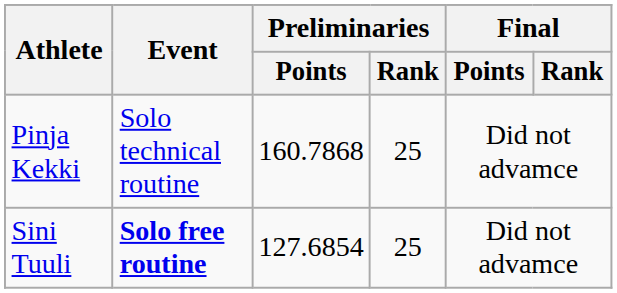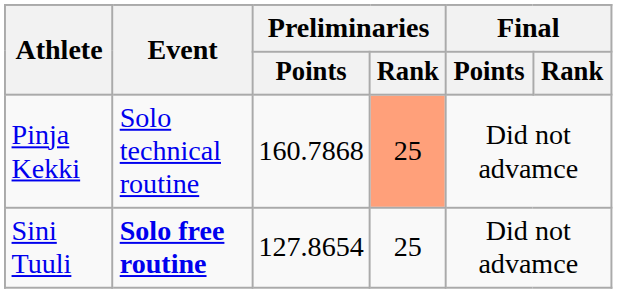(408, 151) no background -> (408, 151) lightsalmon background
(311, 247) 127.6854 -> (311, 247) 127.8654
